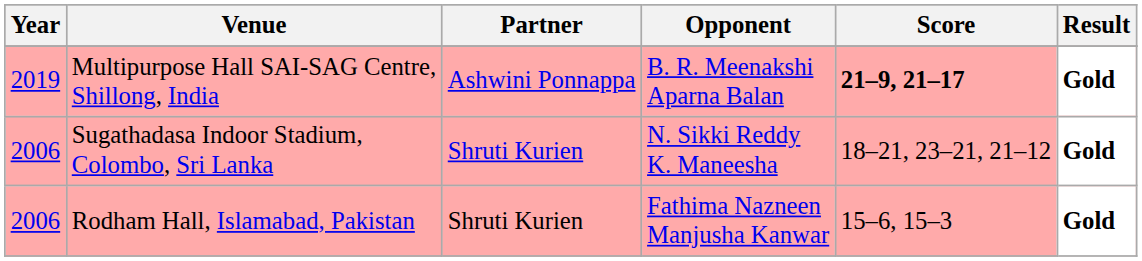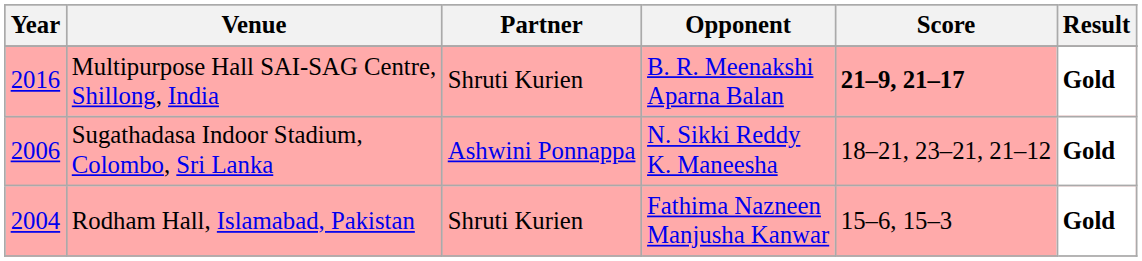(35, 80) 2019 -> (35, 80) 2016
(542, 80) Ashwini Ponnappa -> (515, 80) Shruti Kurien
(515, 150) Shruti Kurien -> (542, 150) Ashwini Ponnappa
(35, 220) 2006 -> (35, 220) 2004
